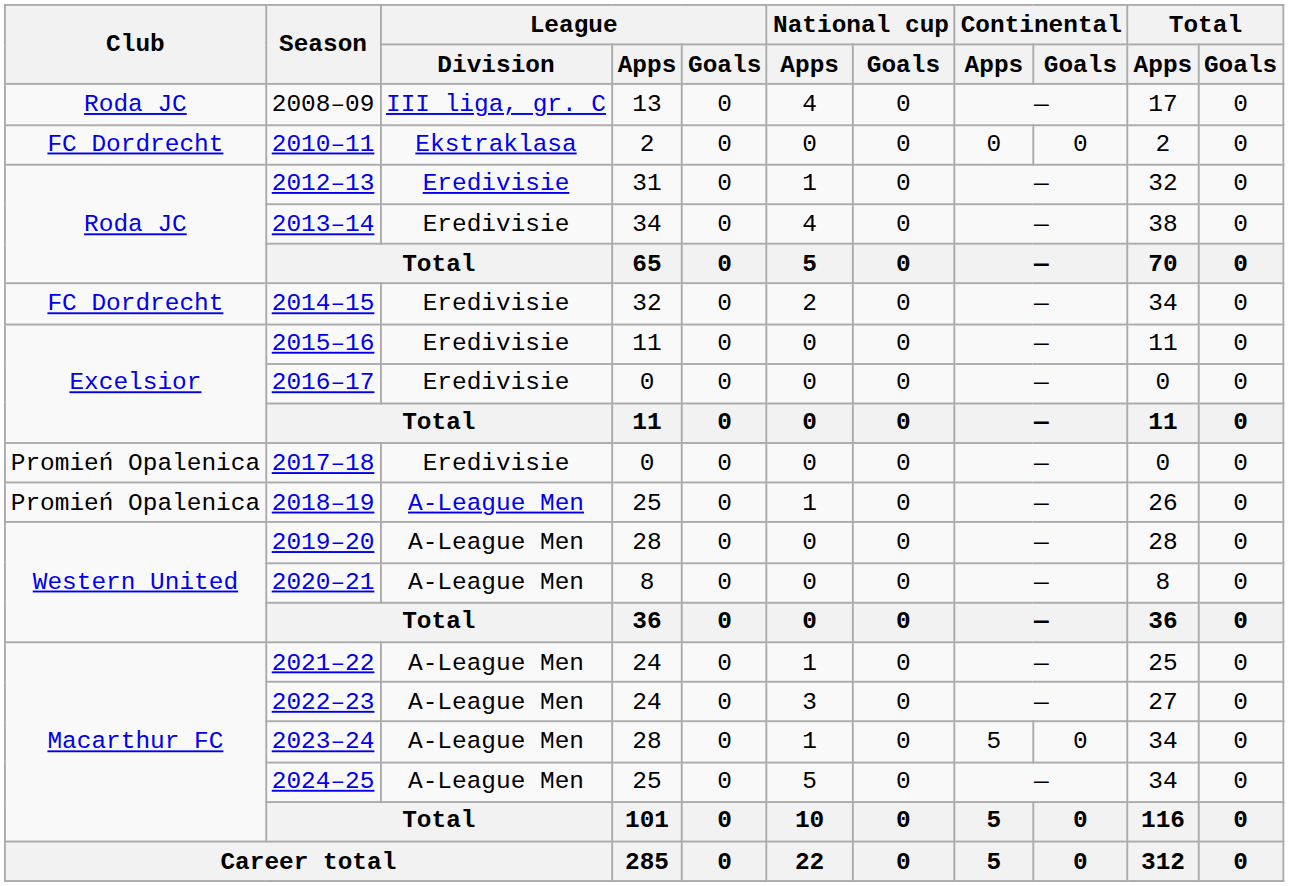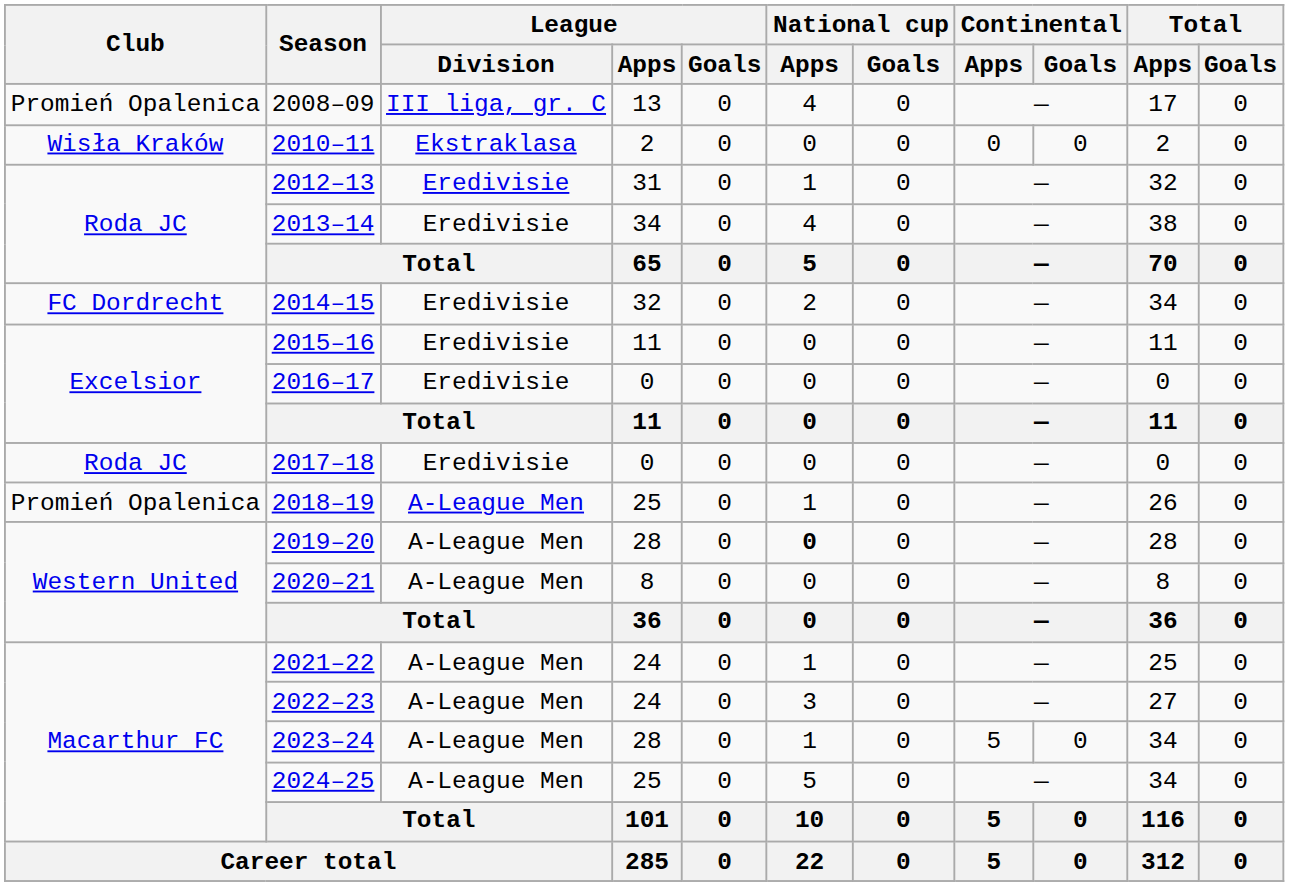(135, 105) Roda JC -> (135, 105) Promień Opalenica
(135, 144) FC Dordrecht -> (135, 144) Wisła Kraków
(135, 463) Promień Opalenica -> (135, 463) Roda JC
(810, 543) normal -> (810, 543) bold
